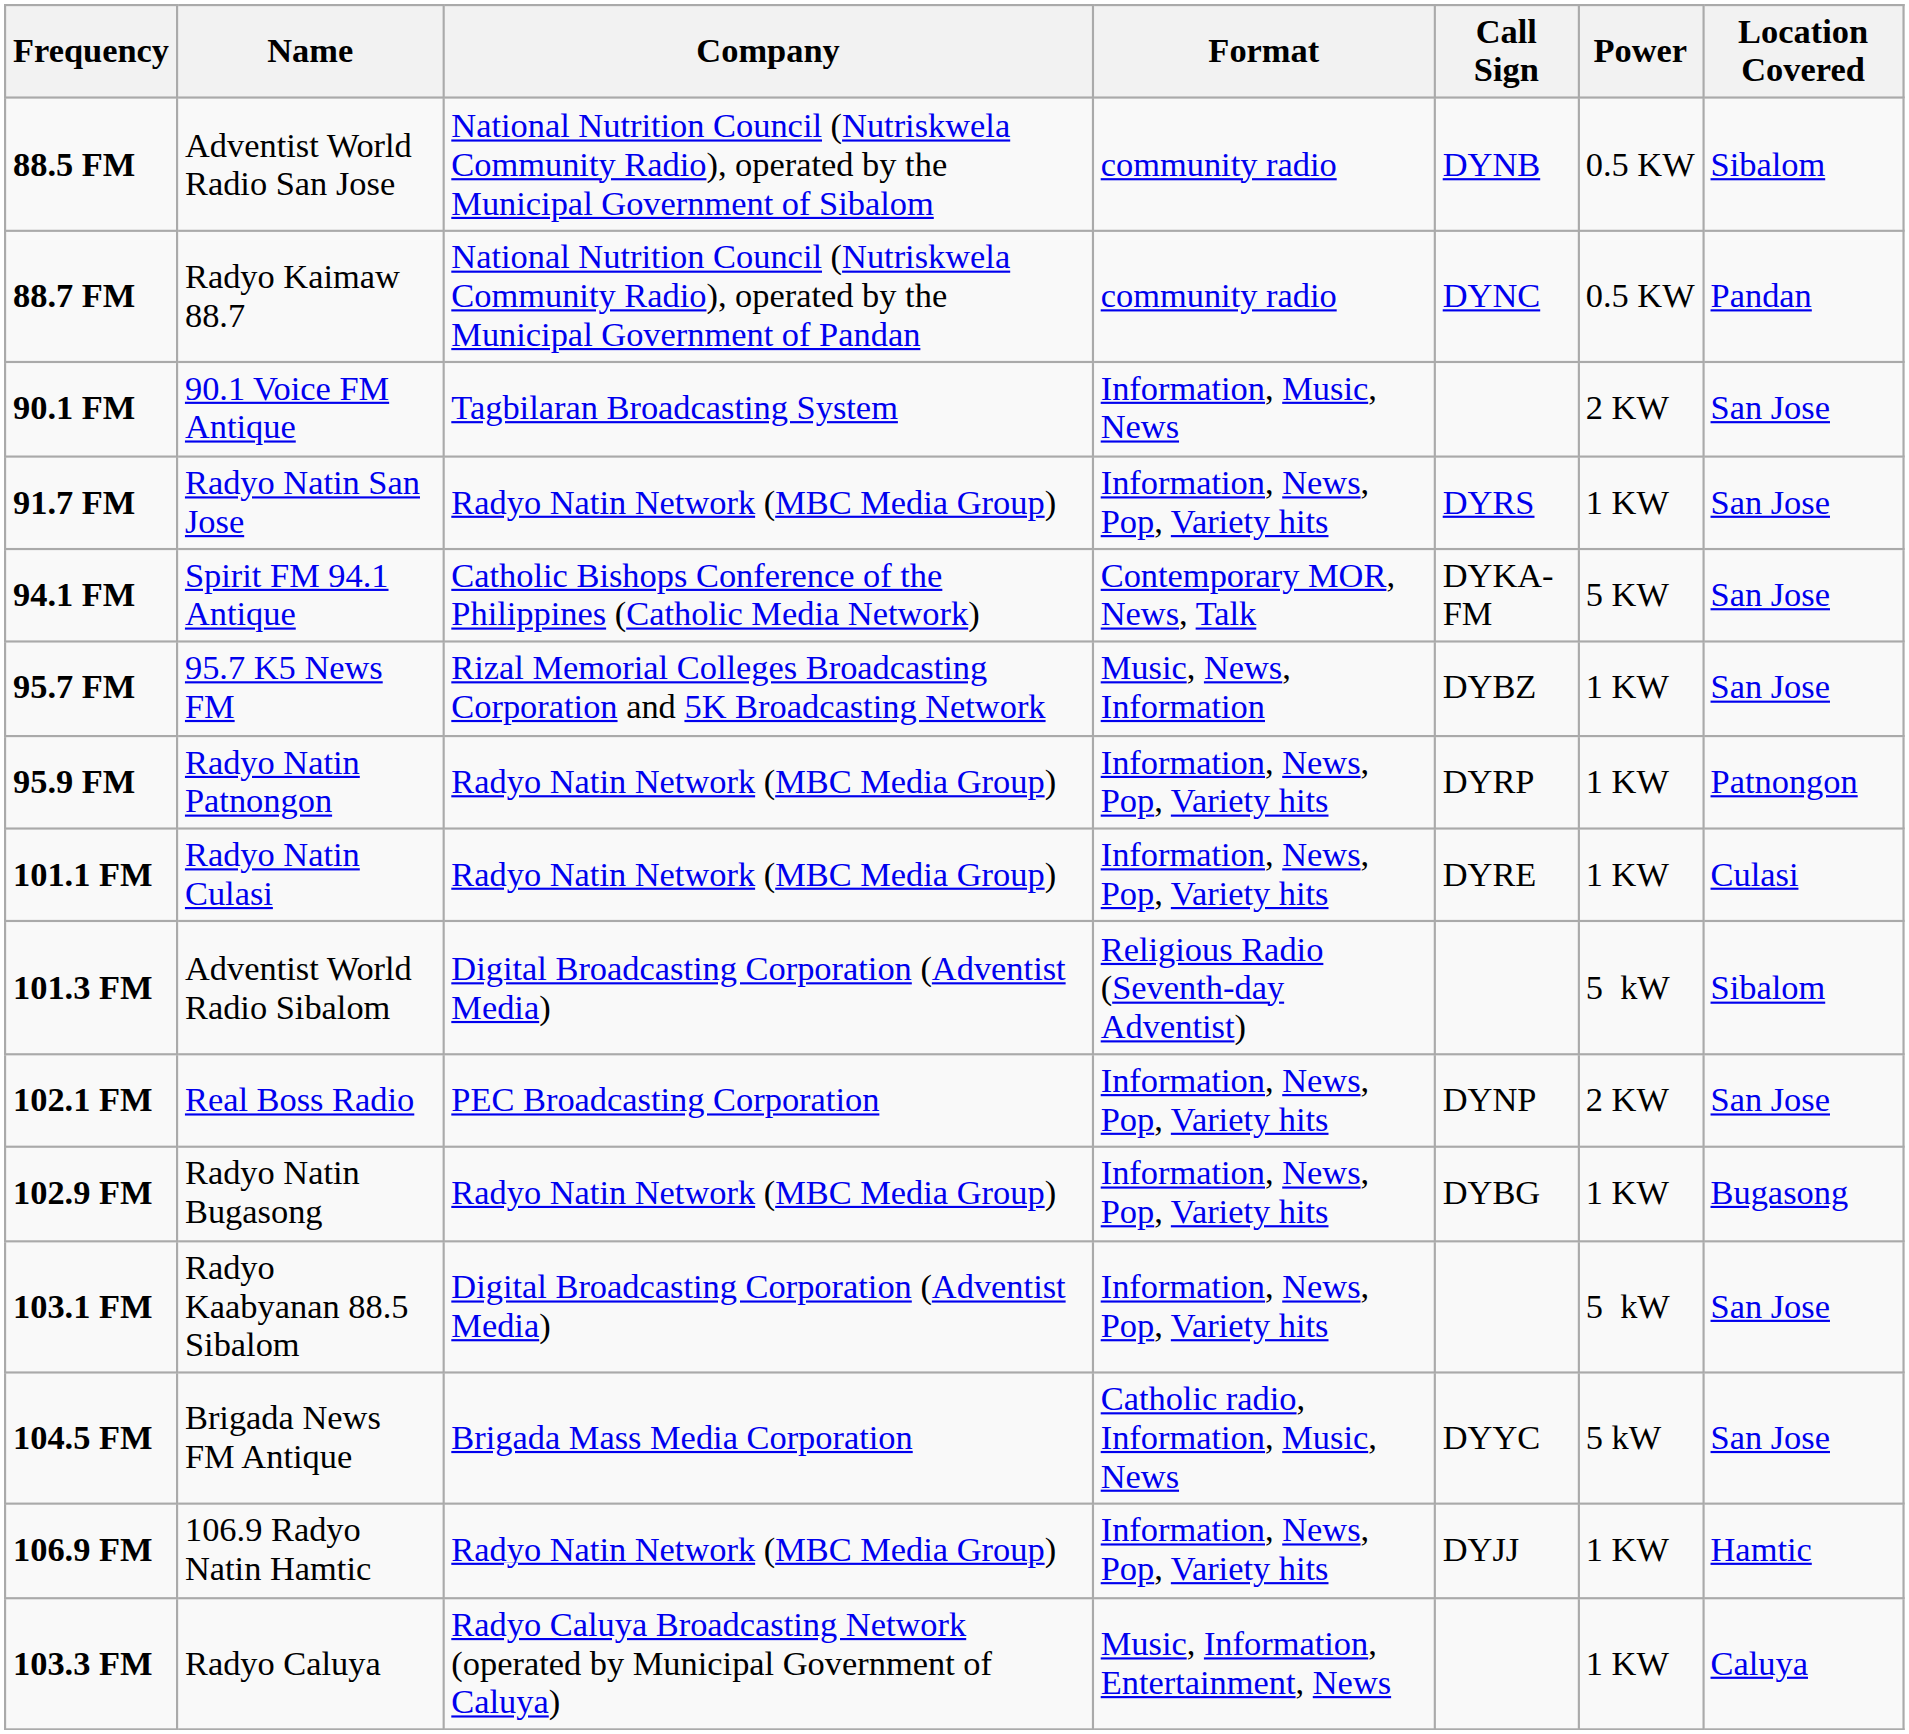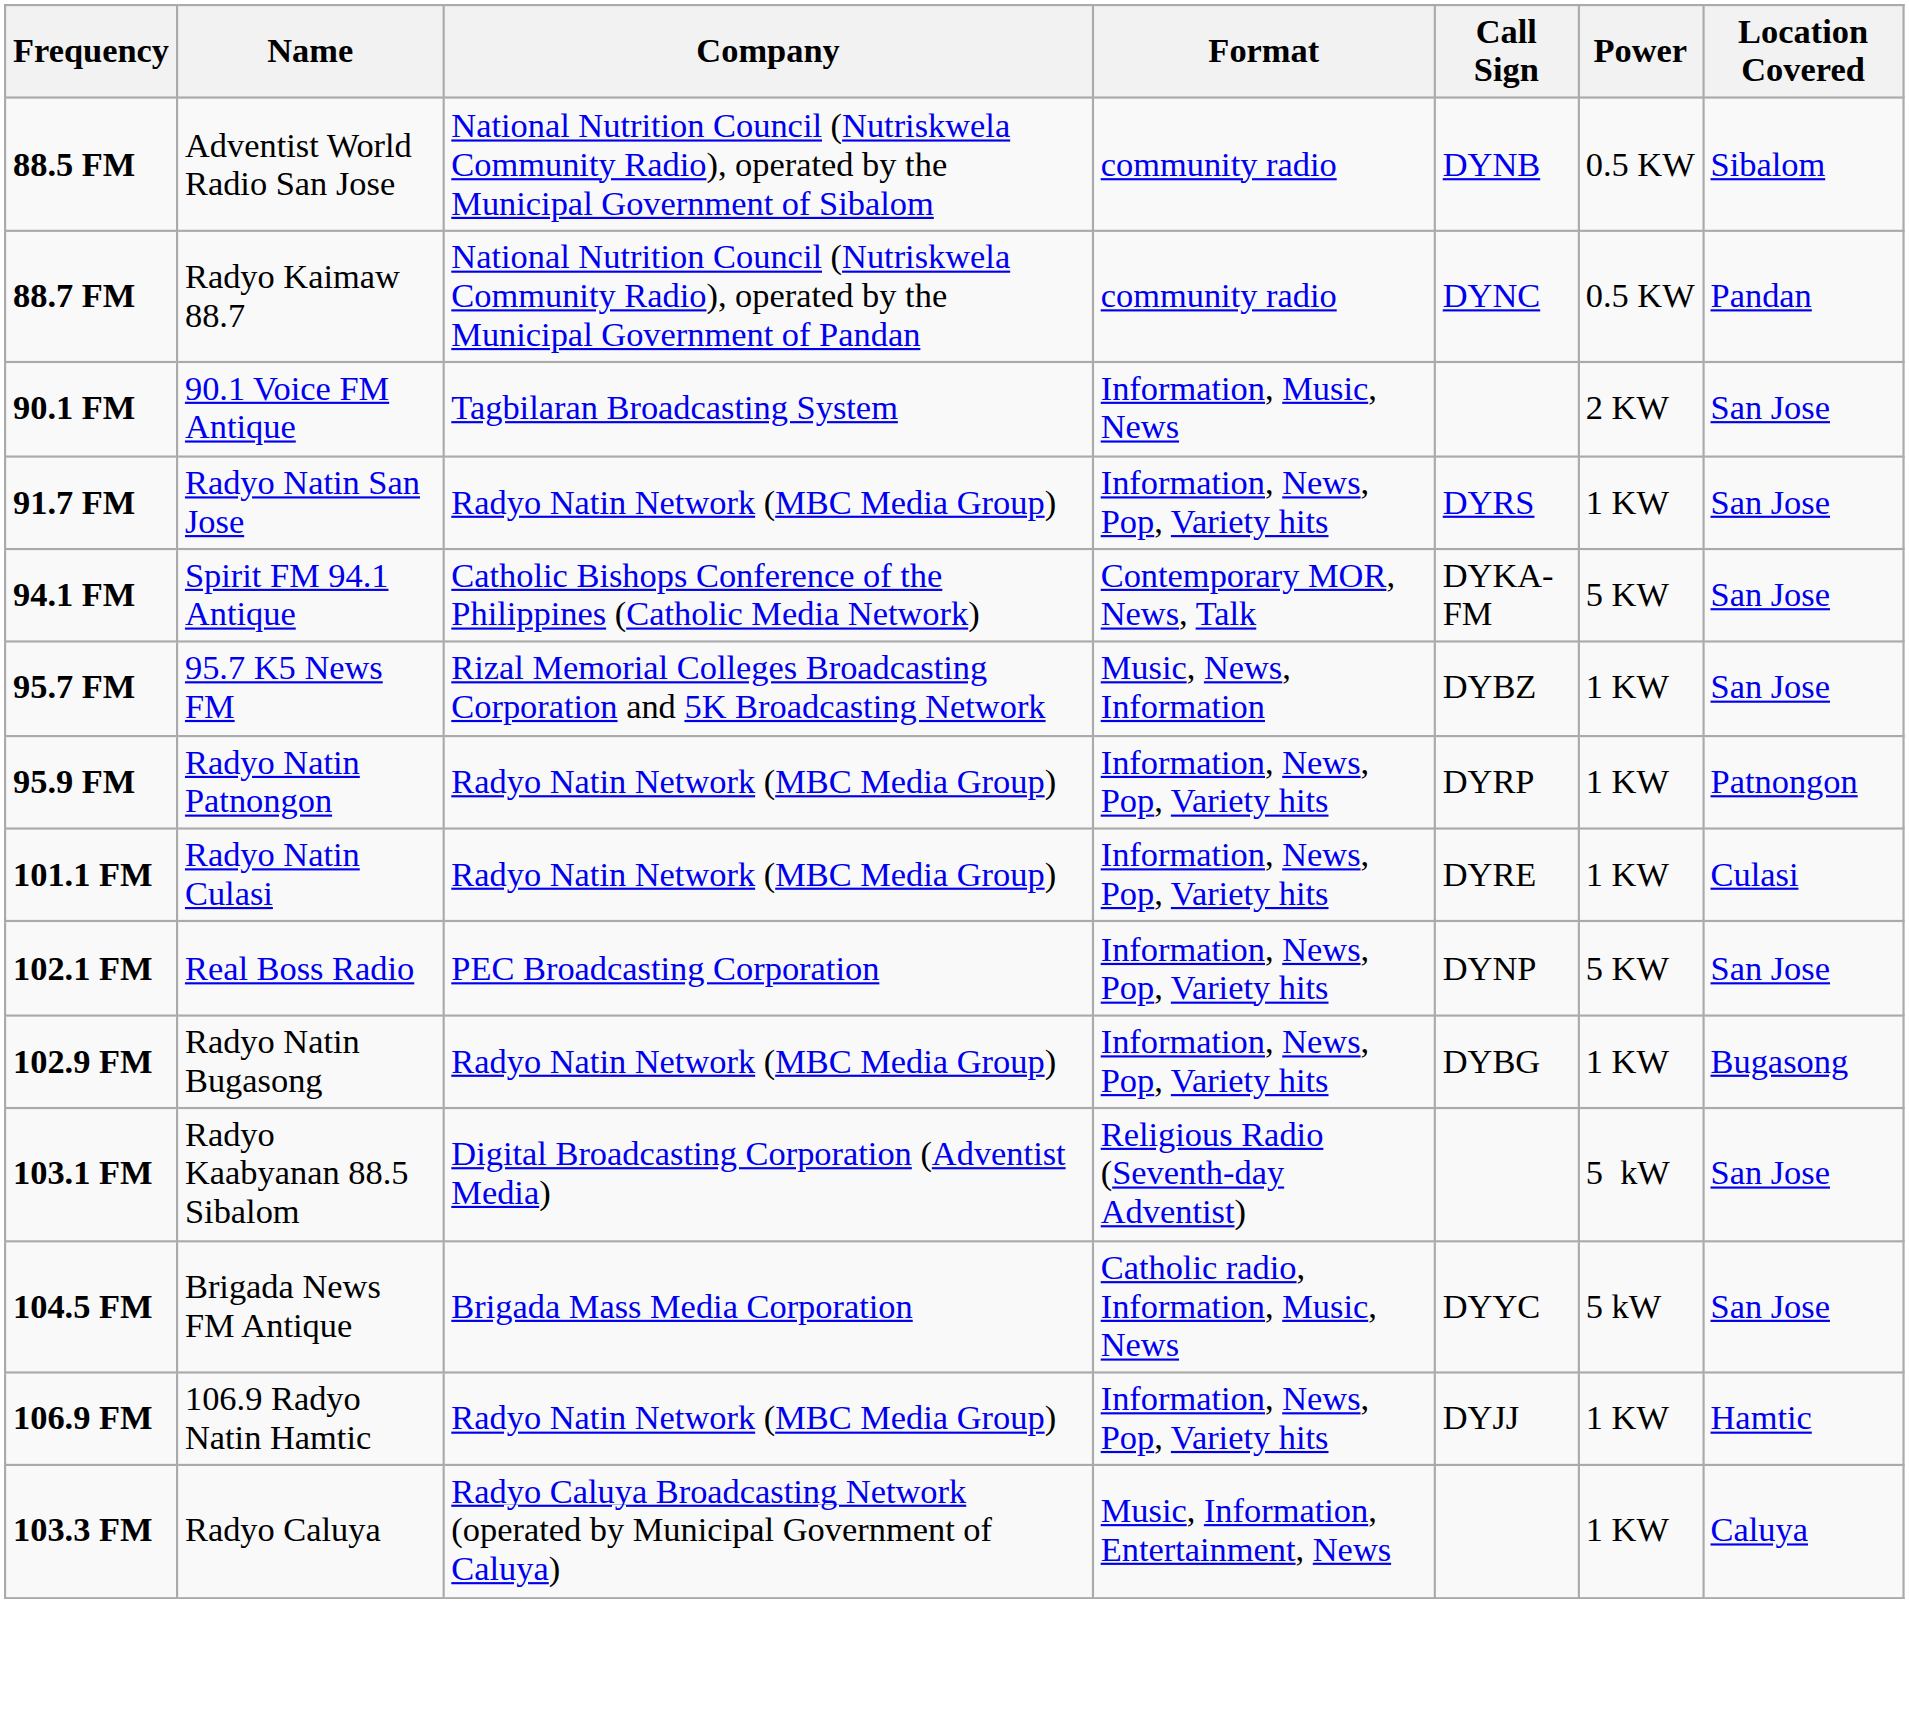- row: (83, 987)
(1627, 1099) 2 KW -> (1627, 967) 5 KW
(1235, 1305) Information, News, Pop, Variety hits -> (1212, 1173) Religious Radio (Seventh-day Adventist)
